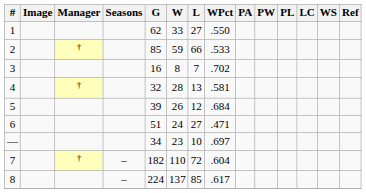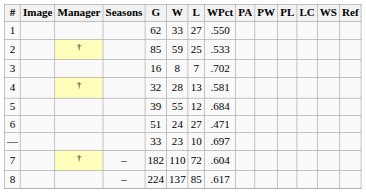(196, 49) 66 -> (196, 49) 25
(177, 106) 26 -> (177, 106) 55
(156, 141) 34 -> (156, 141) 33
